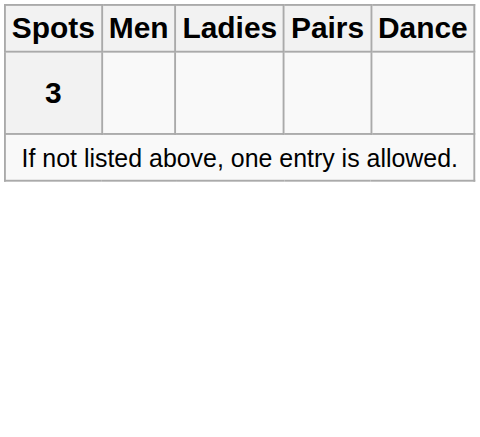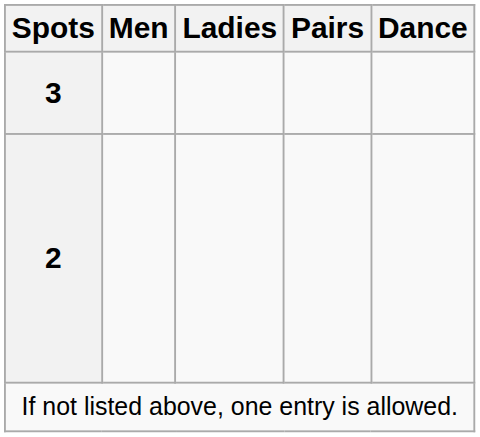+ row: (53, 257)
